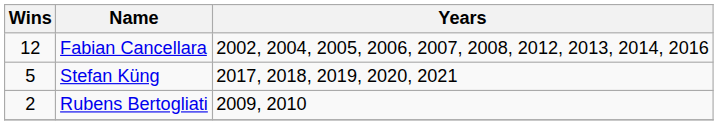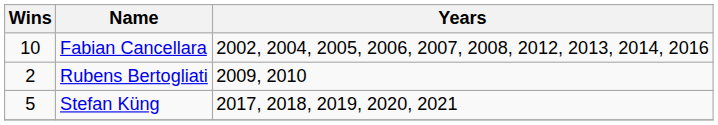(30, 47) 12 -> (30, 47) 10
rows swapped: (110, 76) <-> (134, 104)
